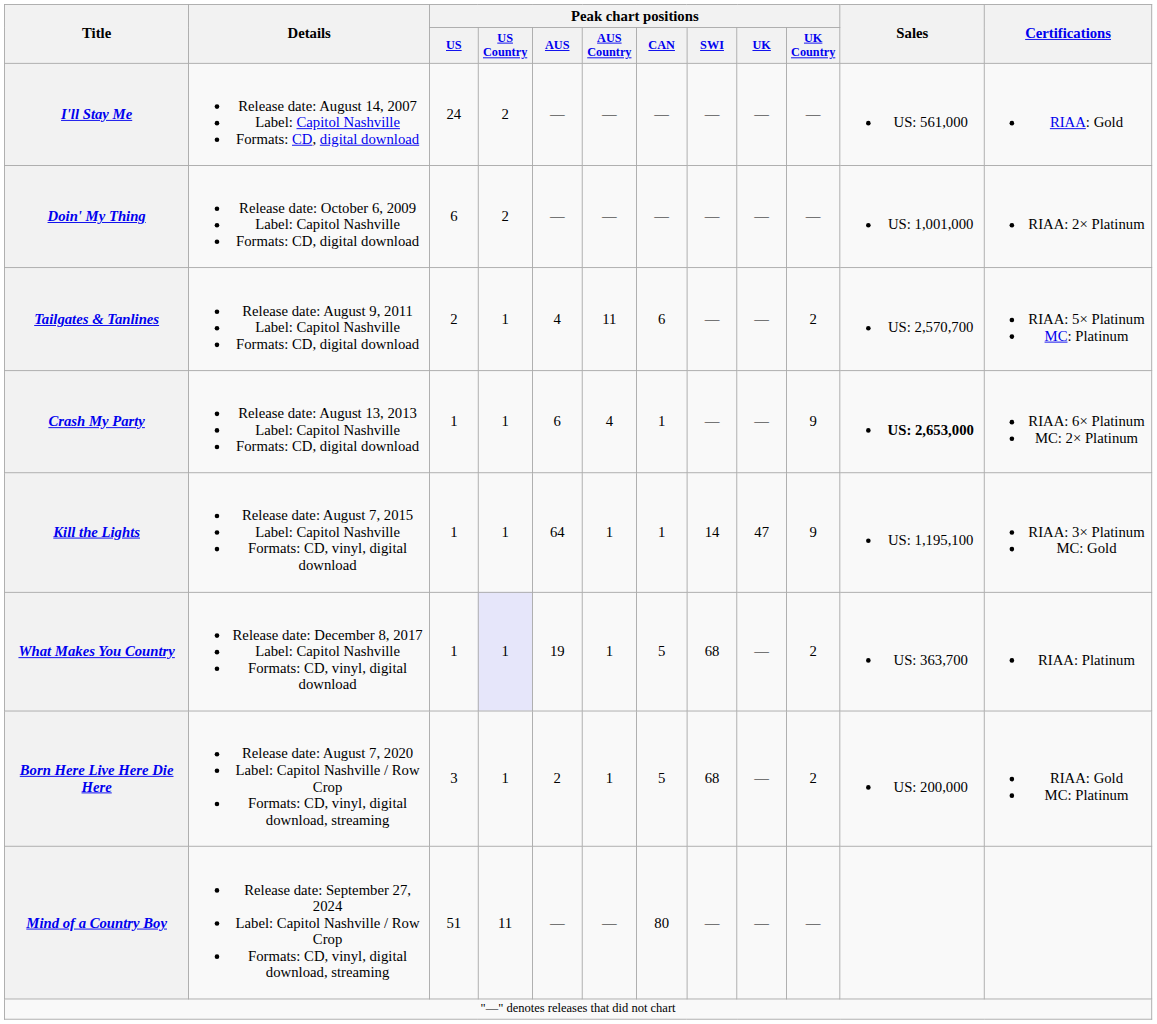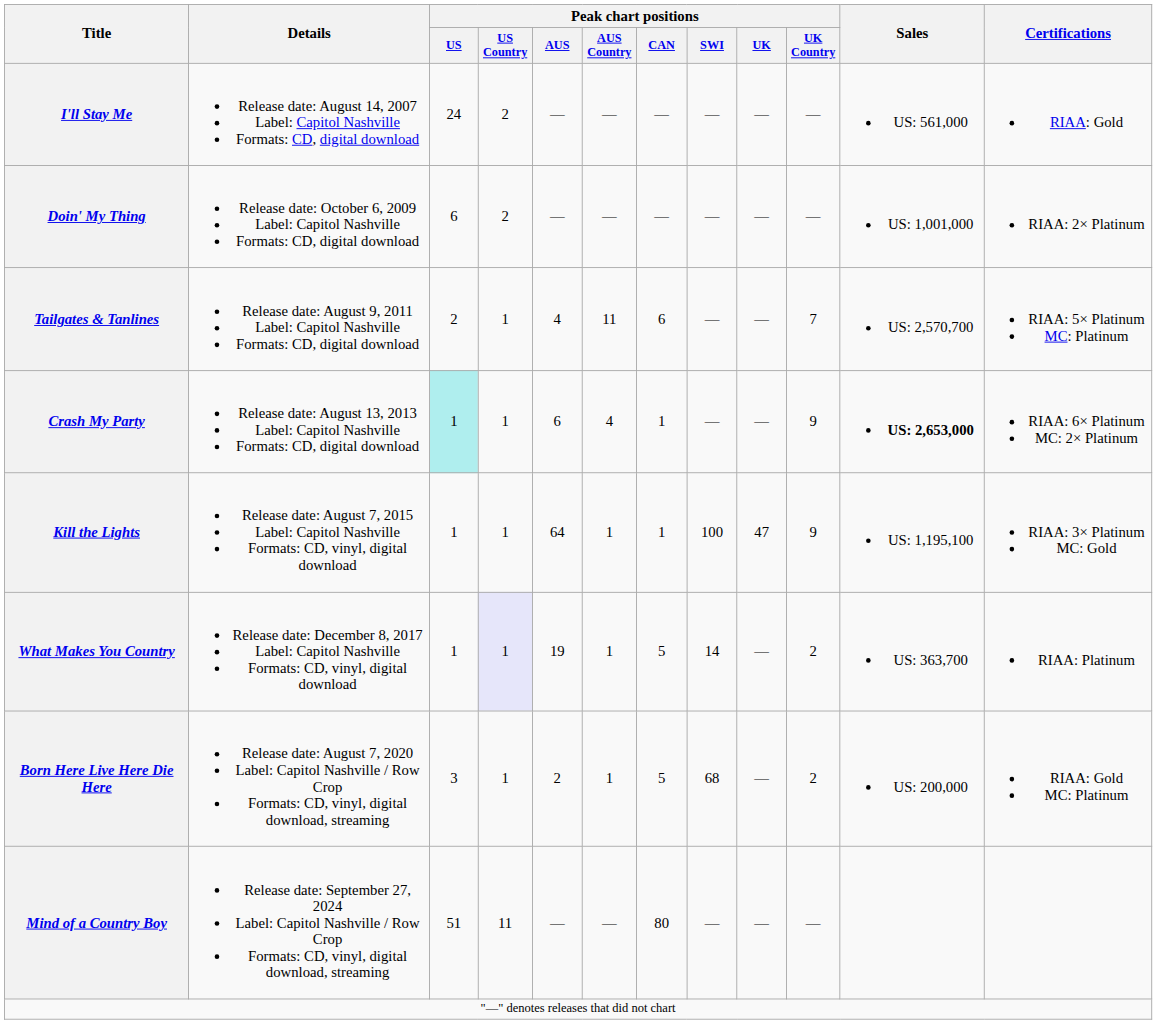(813, 319) 2 -> (813, 319) 7
(454, 421) no background -> (454, 421) paleturquoise background
(712, 532) 14 -> (712, 532) 100
(712, 651) 68 -> (712, 651) 14
